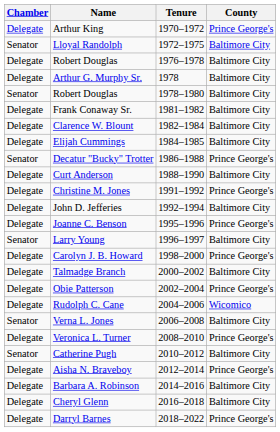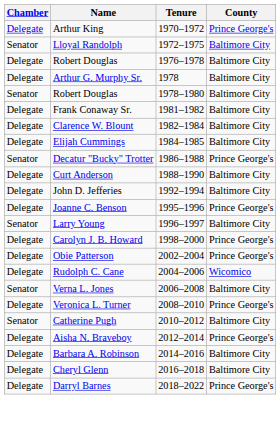- row: (91, 191)
- row: (89, 272)
